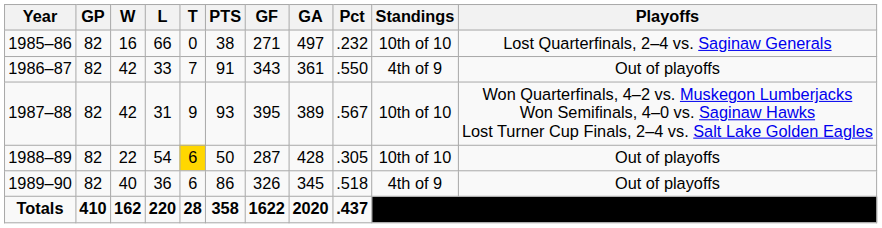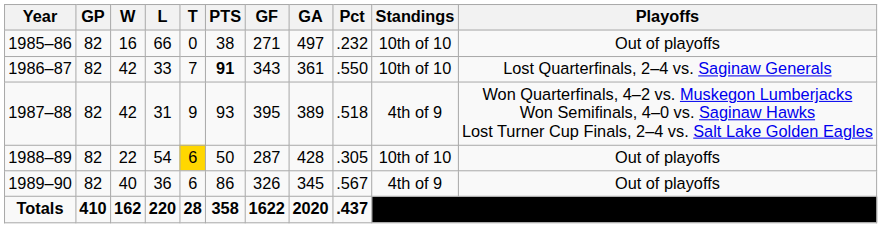(667, 43) Lost Quarterfinals, 2–4 vs. Saginaw Generals -> (667, 43) Out of playoffs
(225, 69) normal -> (225, 69) bold
(415, 69) 4th of 9 -> (415, 69) 10th of 10
(667, 69) Out of playoffs -> (667, 69) Lost Quarterfinals, 2–4 vs. Saginaw Generals
(352, 113) .567 -> (352, 113) .518
(415, 113) 10th of 10 -> (415, 113) 4th of 9
(352, 183) .518 -> (352, 183) .567
